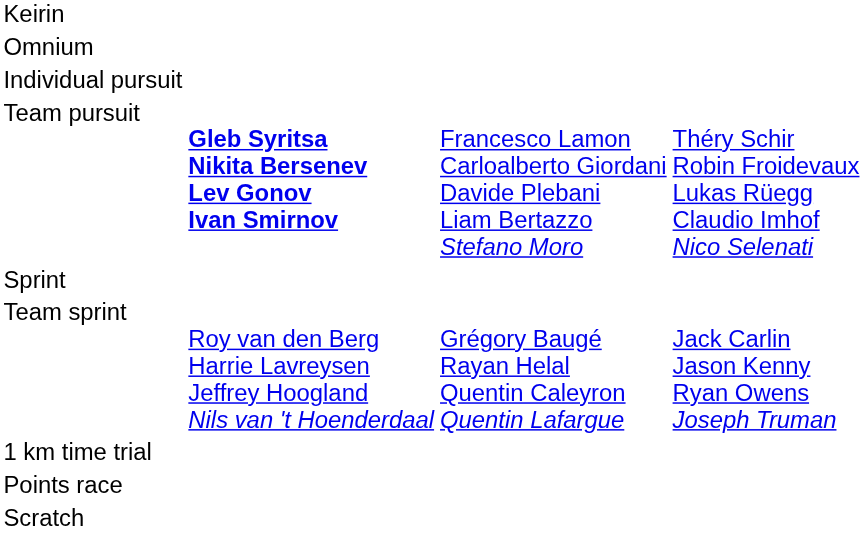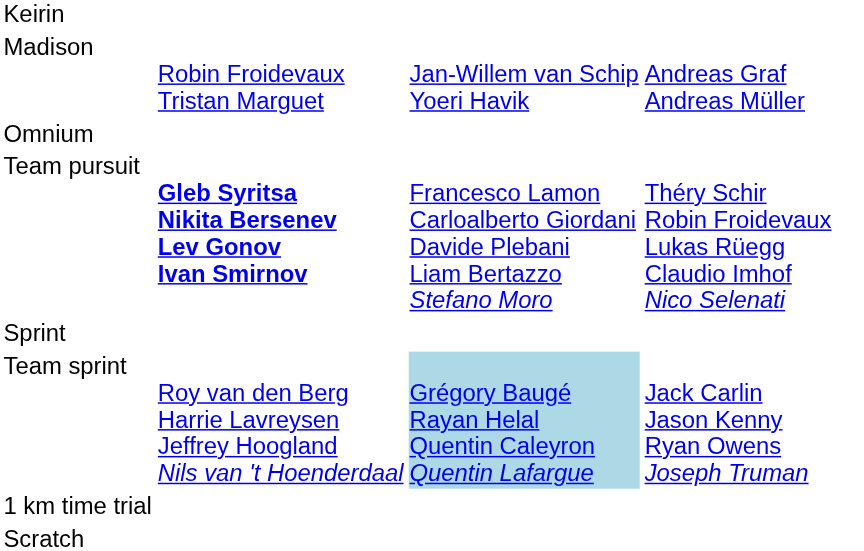+ row: (49, 47)
- row: (93, 80)
(533, 379) no background -> (502, 433) lightblue background
- row: (63, 485)
